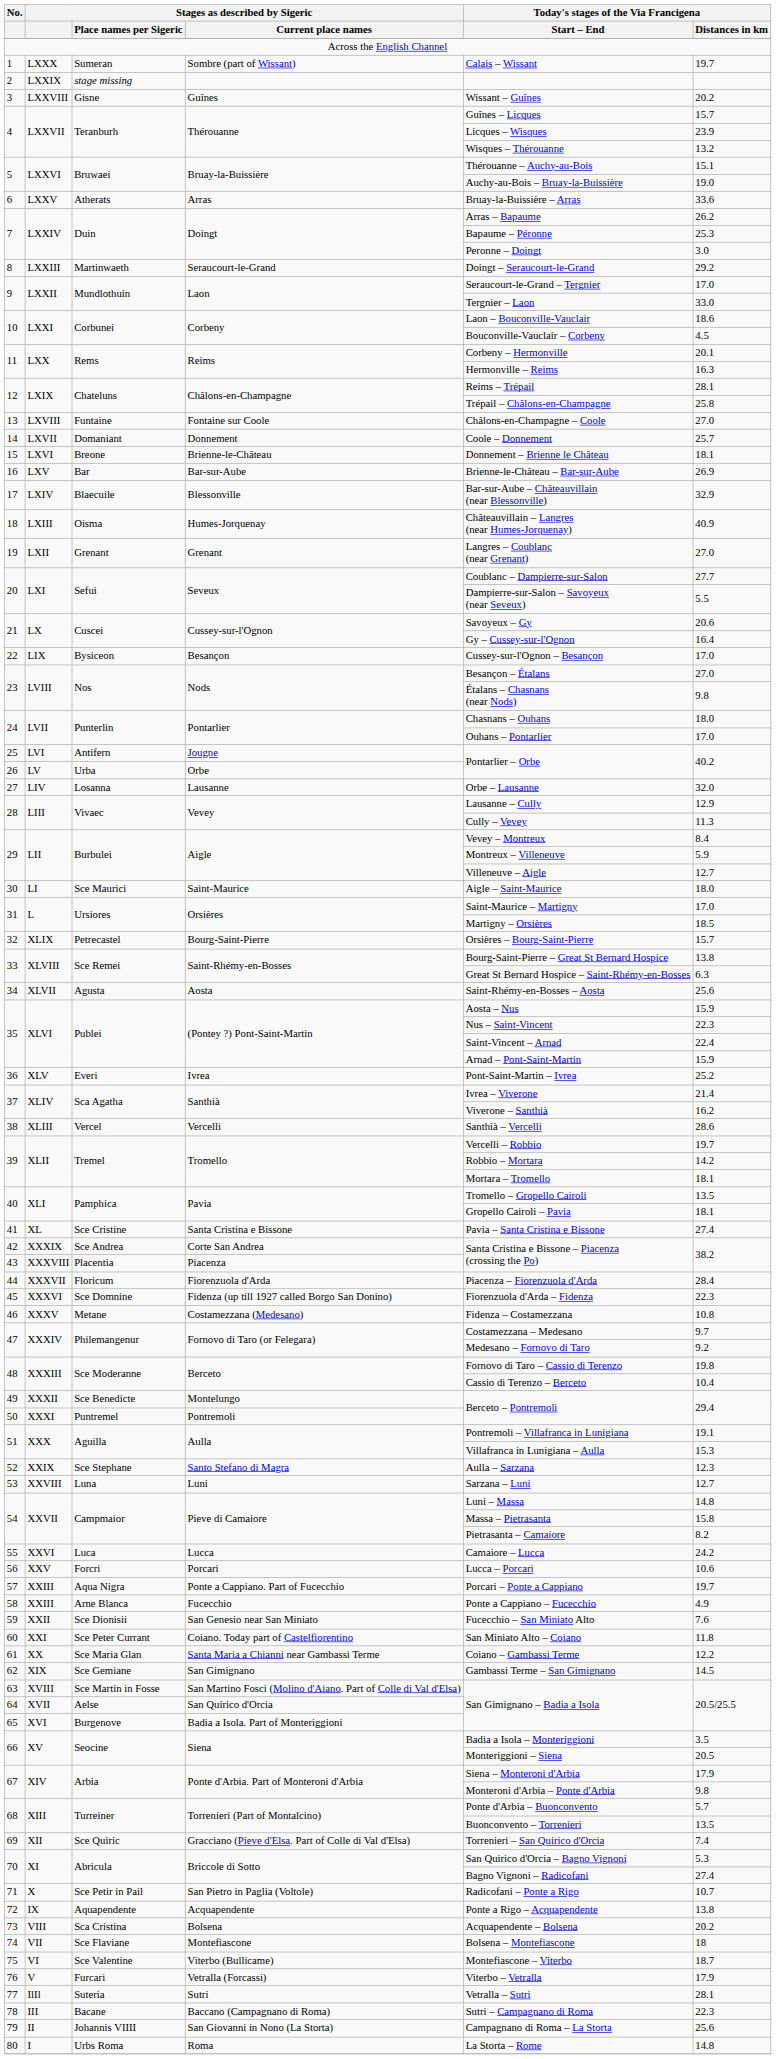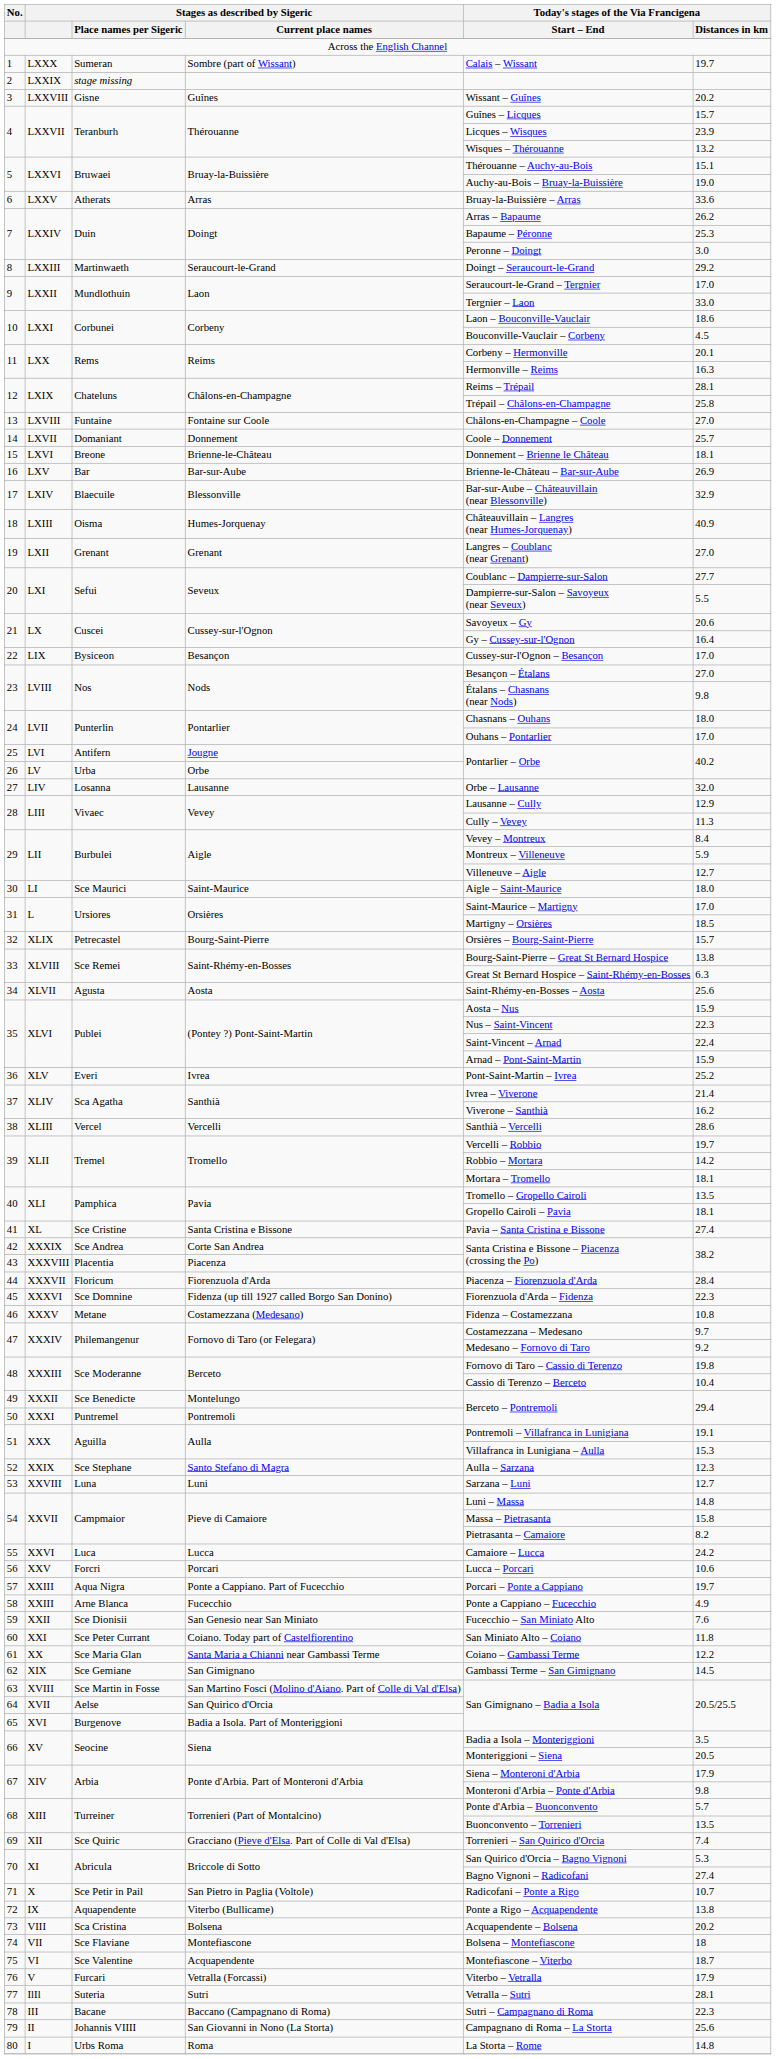(221, 1909) Acquapendente -> (231, 1909) Viterbo (Bullicame)
(231, 1960) Viterbo (Bullicame) -> (221, 1960) Acquapendente
